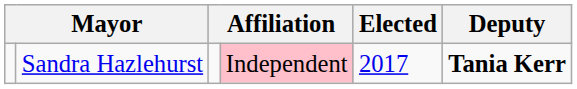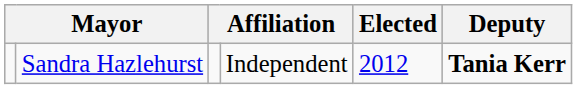(287, 63) pink background -> (287, 63) no background
(384, 63) 2017 -> (384, 63) 2012
